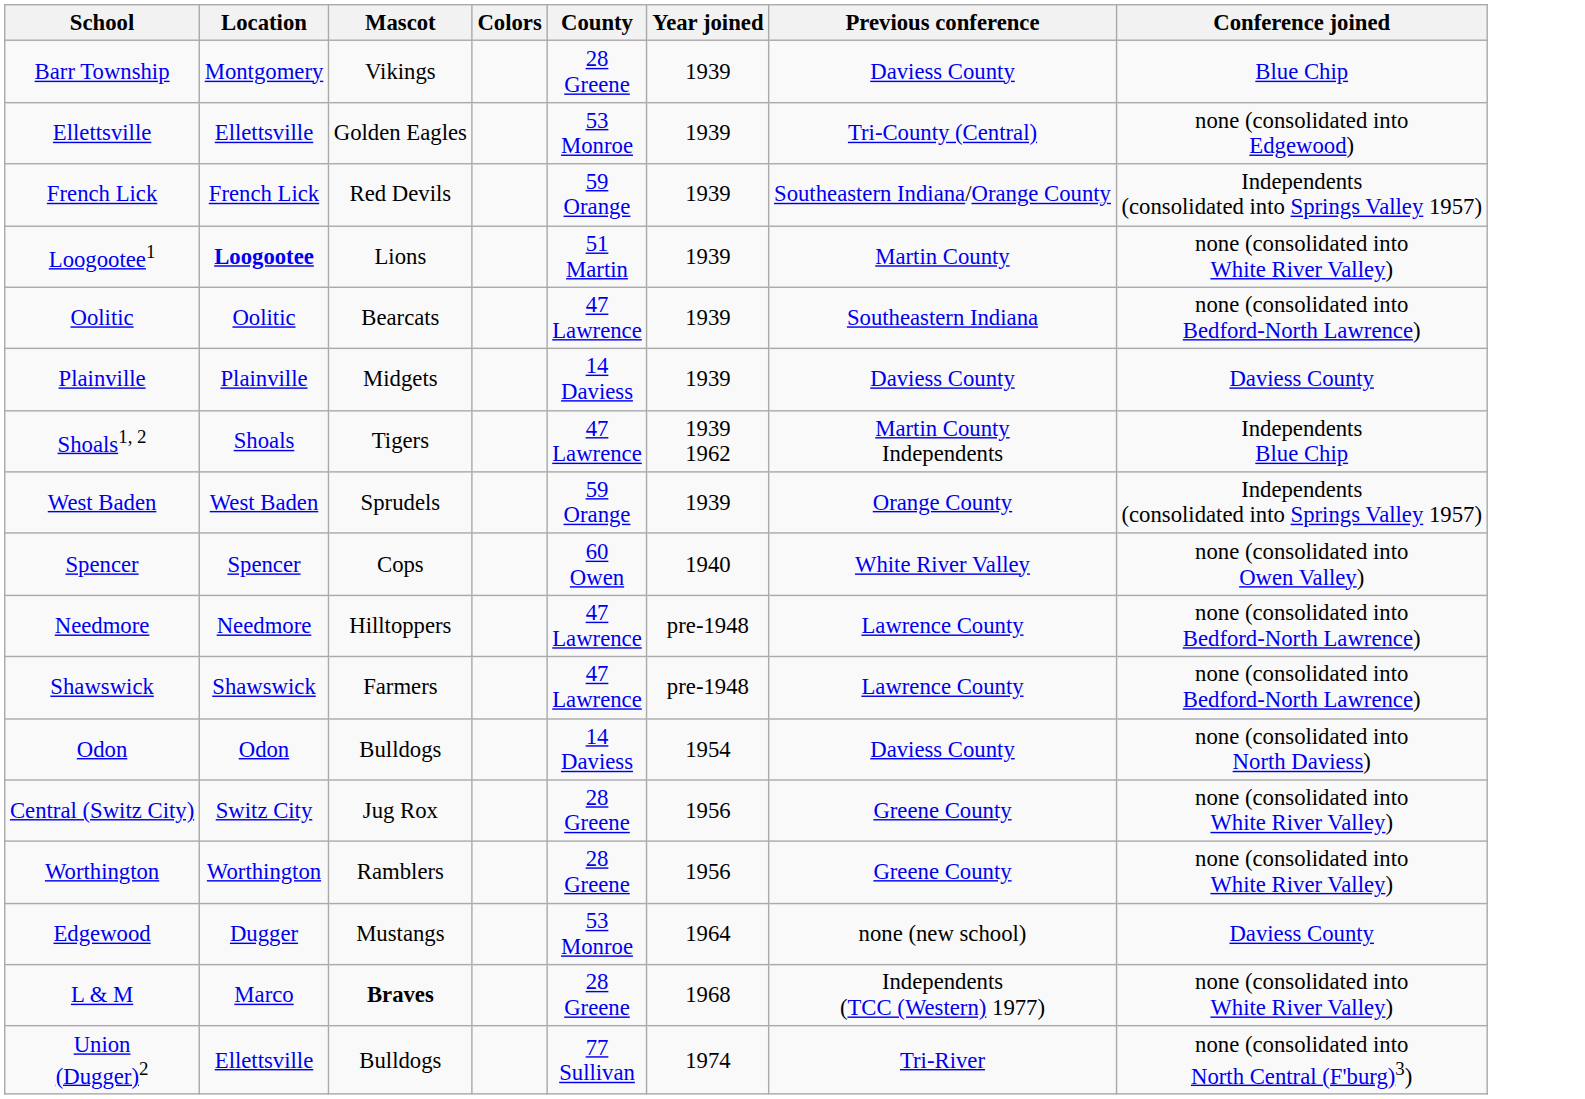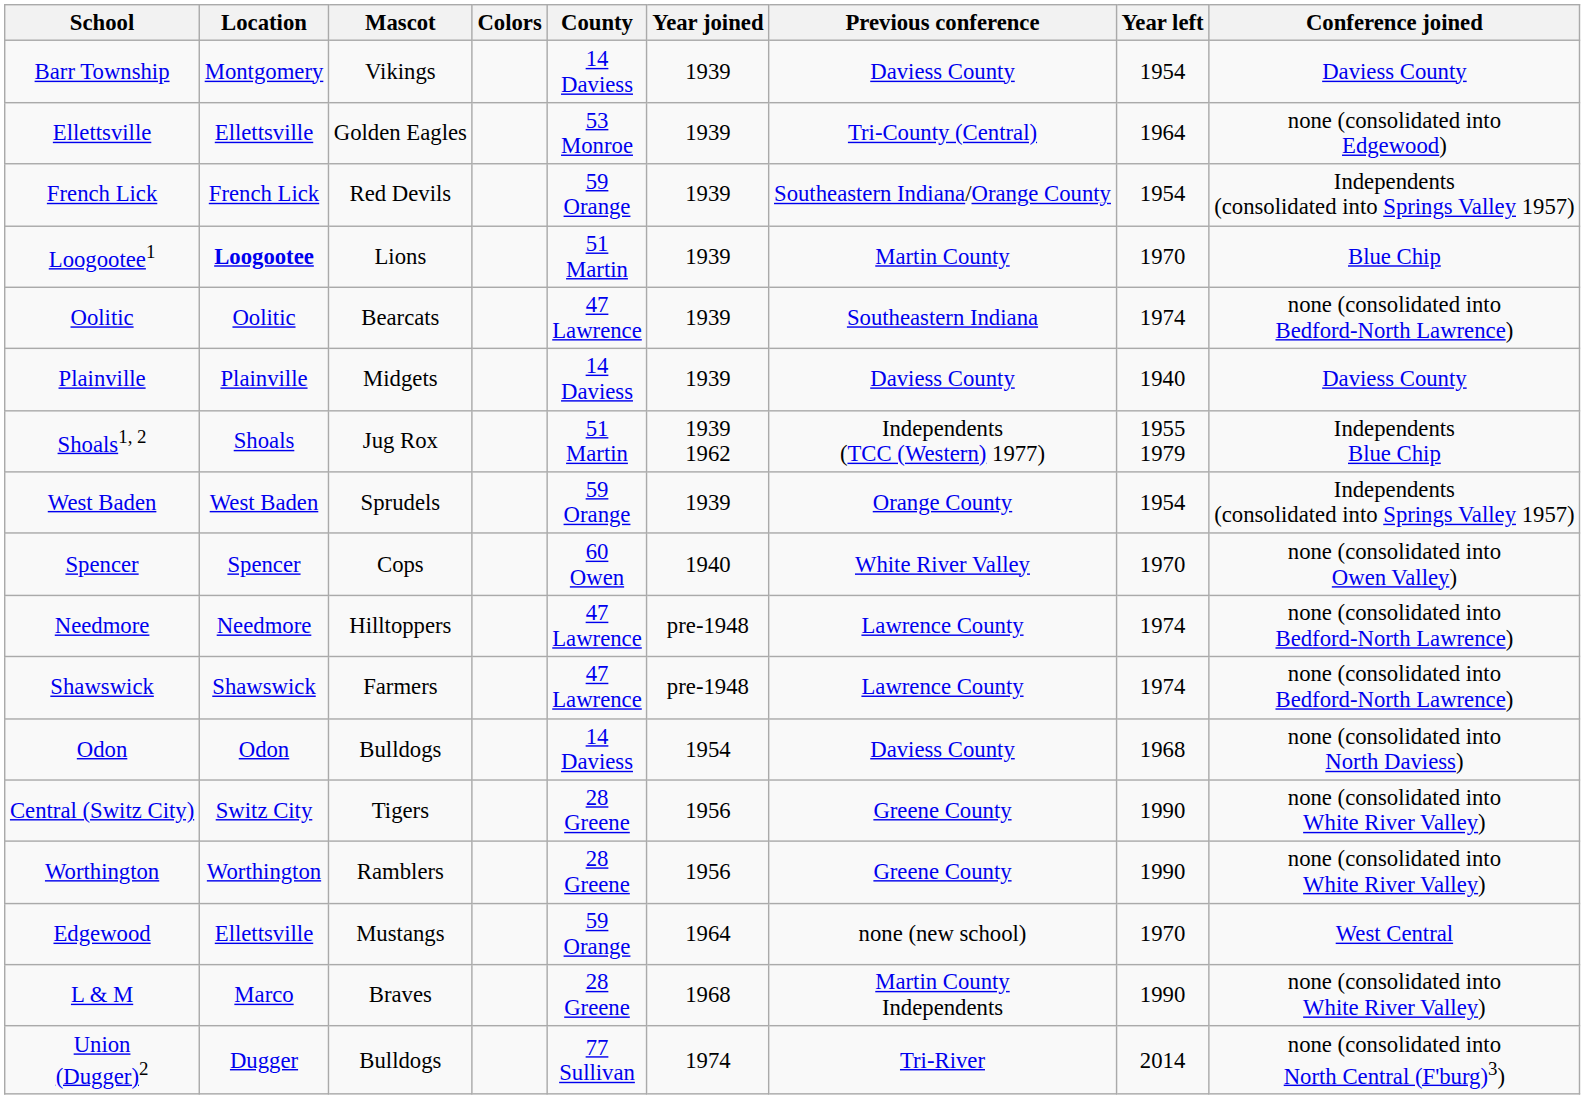+ column: (1163, 22)
(597, 71) 28 Greene -> (597, 71) 14 Daviess
(1302, 71) Blue Chip -> (1394, 71) Daviess County
(1302, 256) none (consolidated into White River Valley) -> (1394, 256) Blue Chip
(400, 440) Tigers -> (400, 440) Jug Rox
(597, 440) 47 Lawrence -> (597, 440) 51 Martin
(942, 440) Martin County Independents -> (942, 440) Independents (TCC (Western) 1977)
(400, 810) Jug Rox -> (400, 810) Tigers
(264, 933) Dugger -> (264, 933) Ellettsville
(597, 933) 53 Monroe -> (597, 933) 59 Orange
(1302, 933) Daviess County -> (1394, 933) West Central
(400, 995) bold -> (400, 995) normal
(942, 995) Independents (TCC (Western) 1977) -> (942, 995) Martin County Independents
(264, 1059) Ellettsville -> (264, 1059) Dugger
